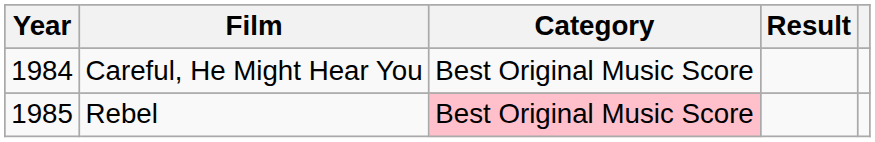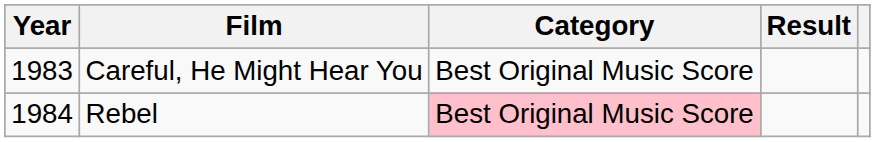(42, 70) 1984 -> (42, 70) 1983
(42, 114) 1985 -> (42, 114) 1984
